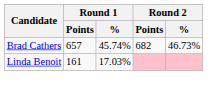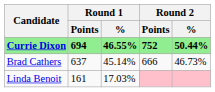+ row: (36, 45)
(74, 45) 657 -> (79, 62) 637
(115, 45) 45.74% -> (119, 62) 45.14%
(143, 45) 682 -> (150, 62) 666
